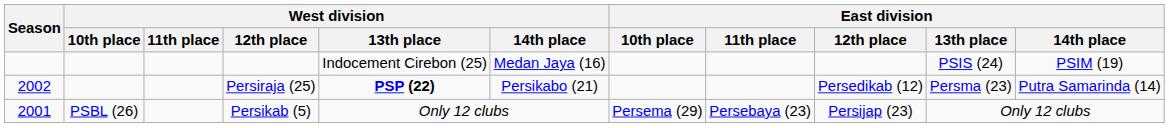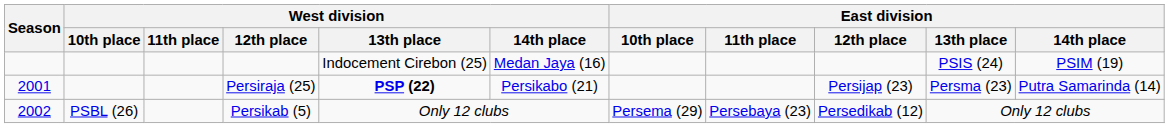(34, 87) 2002 -> (34, 87) 2001
(870, 87) Persedikab (12) -> (870, 87) Persijap (23)
(34, 110) 2001 -> (34, 110) 2002
(870, 110) Persijap (23) -> (870, 110) Persedikab (12)
